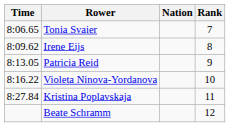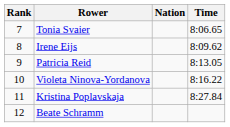columns swapped: (210, 12) <-> (23, 12)
